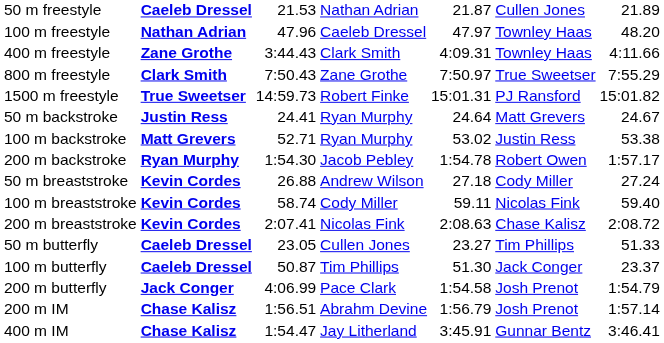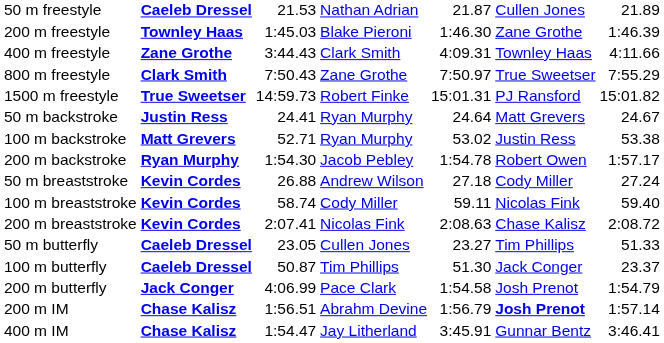- row: (57, 31)
+ row: (57, 31)
(537, 309) normal -> (540, 309) bold
